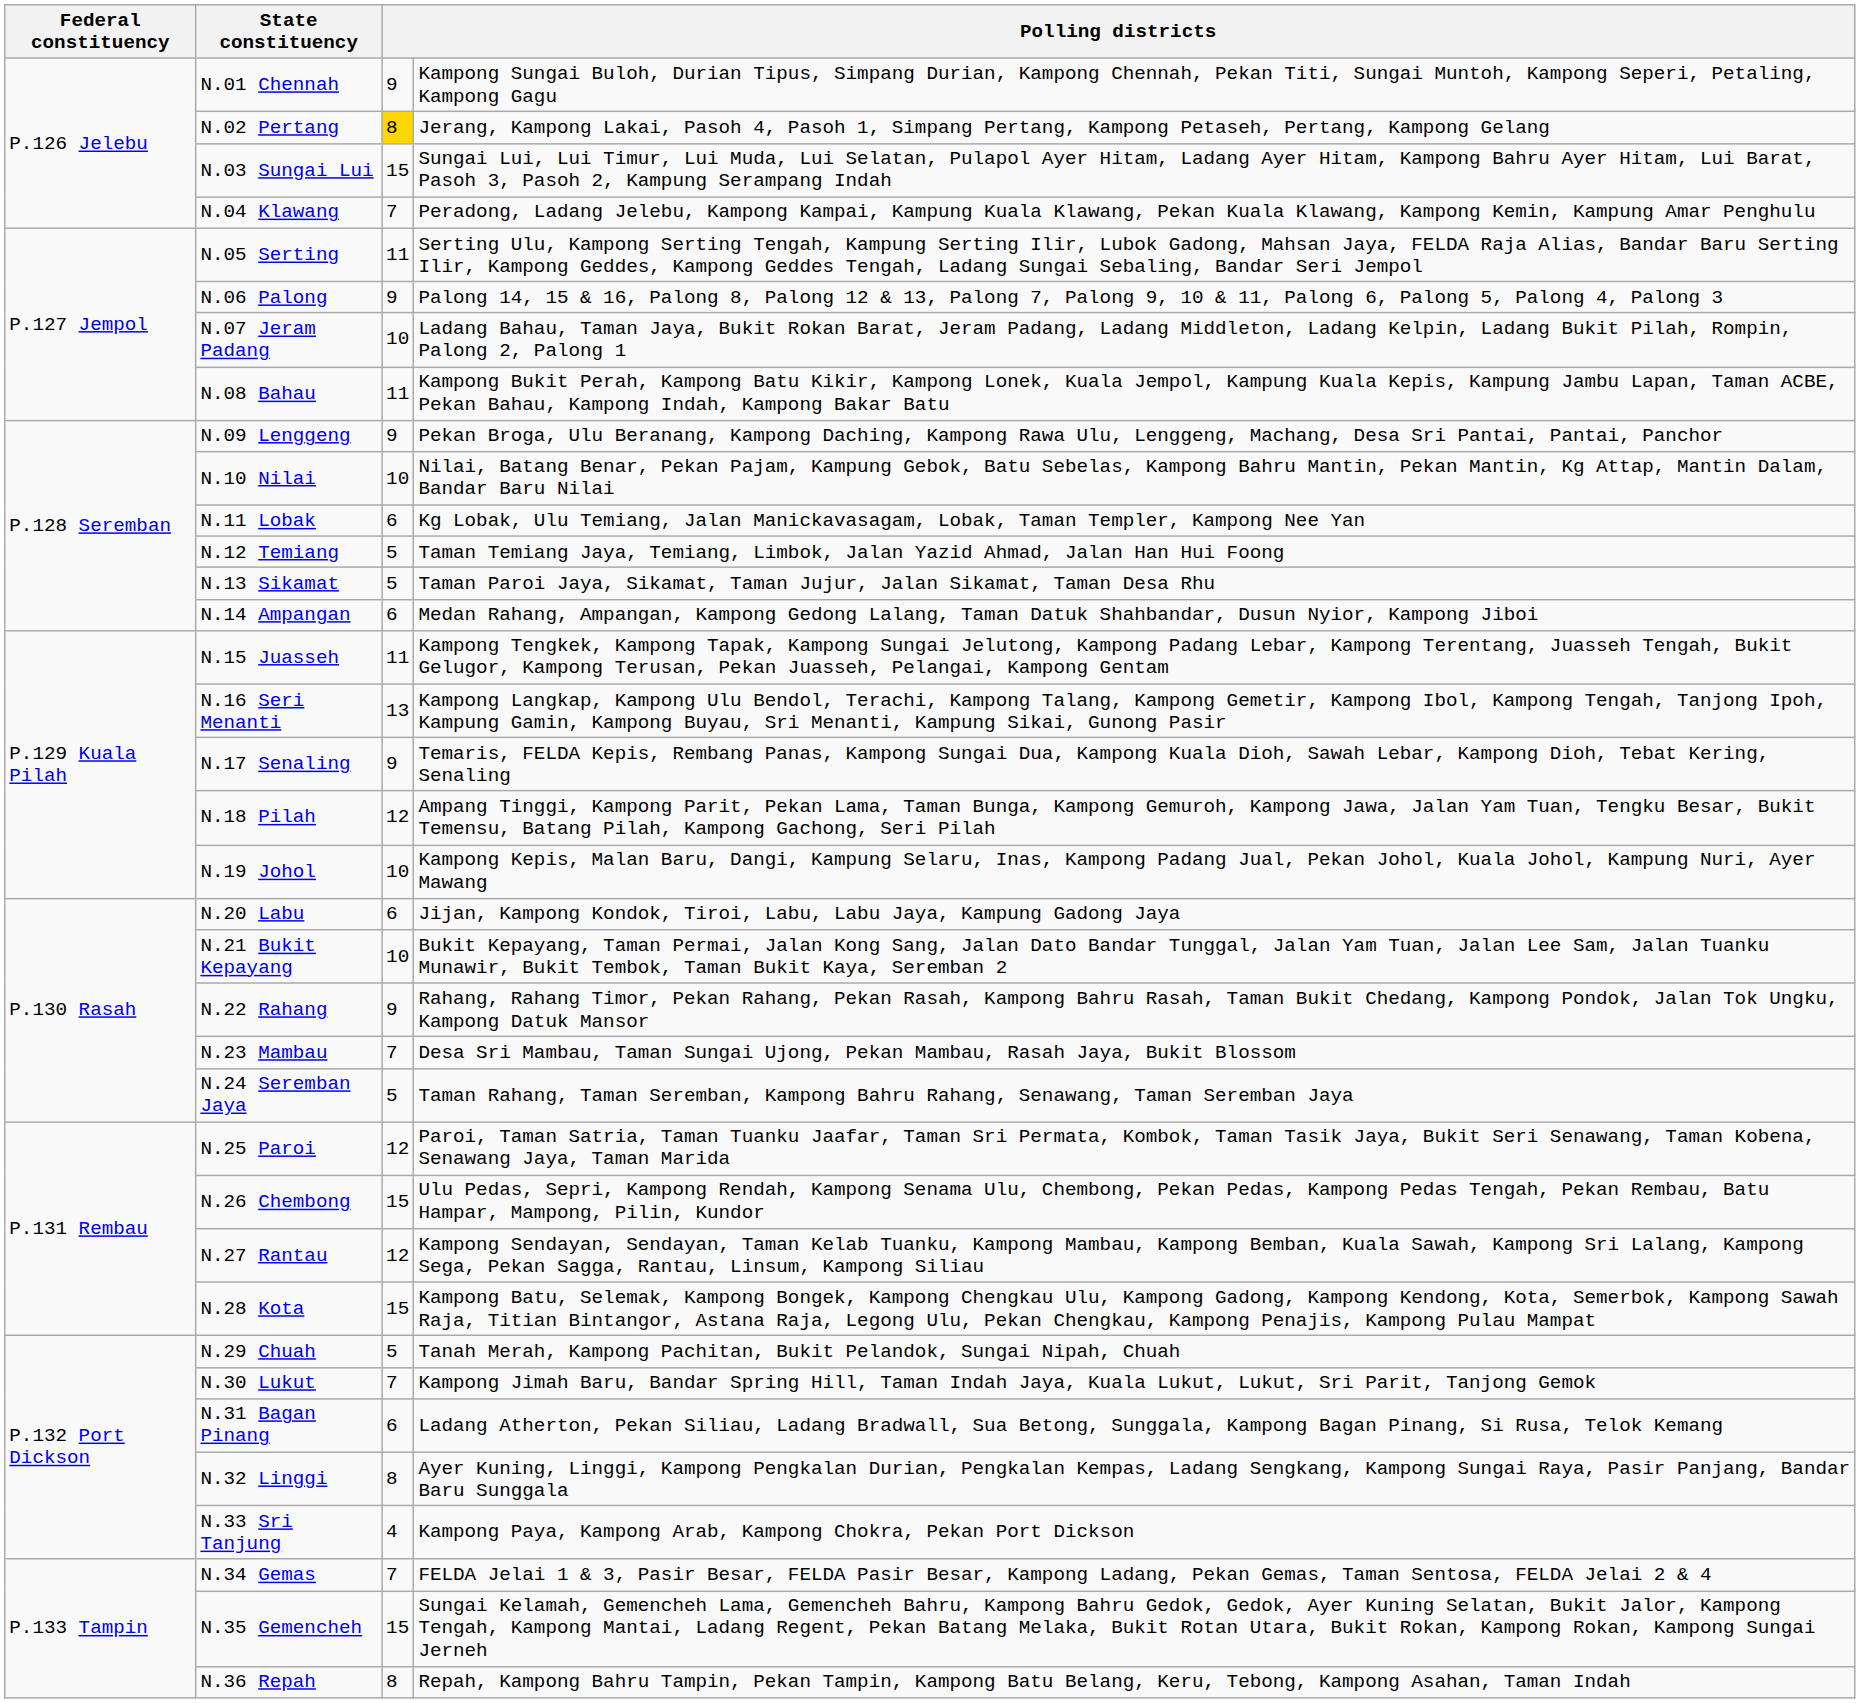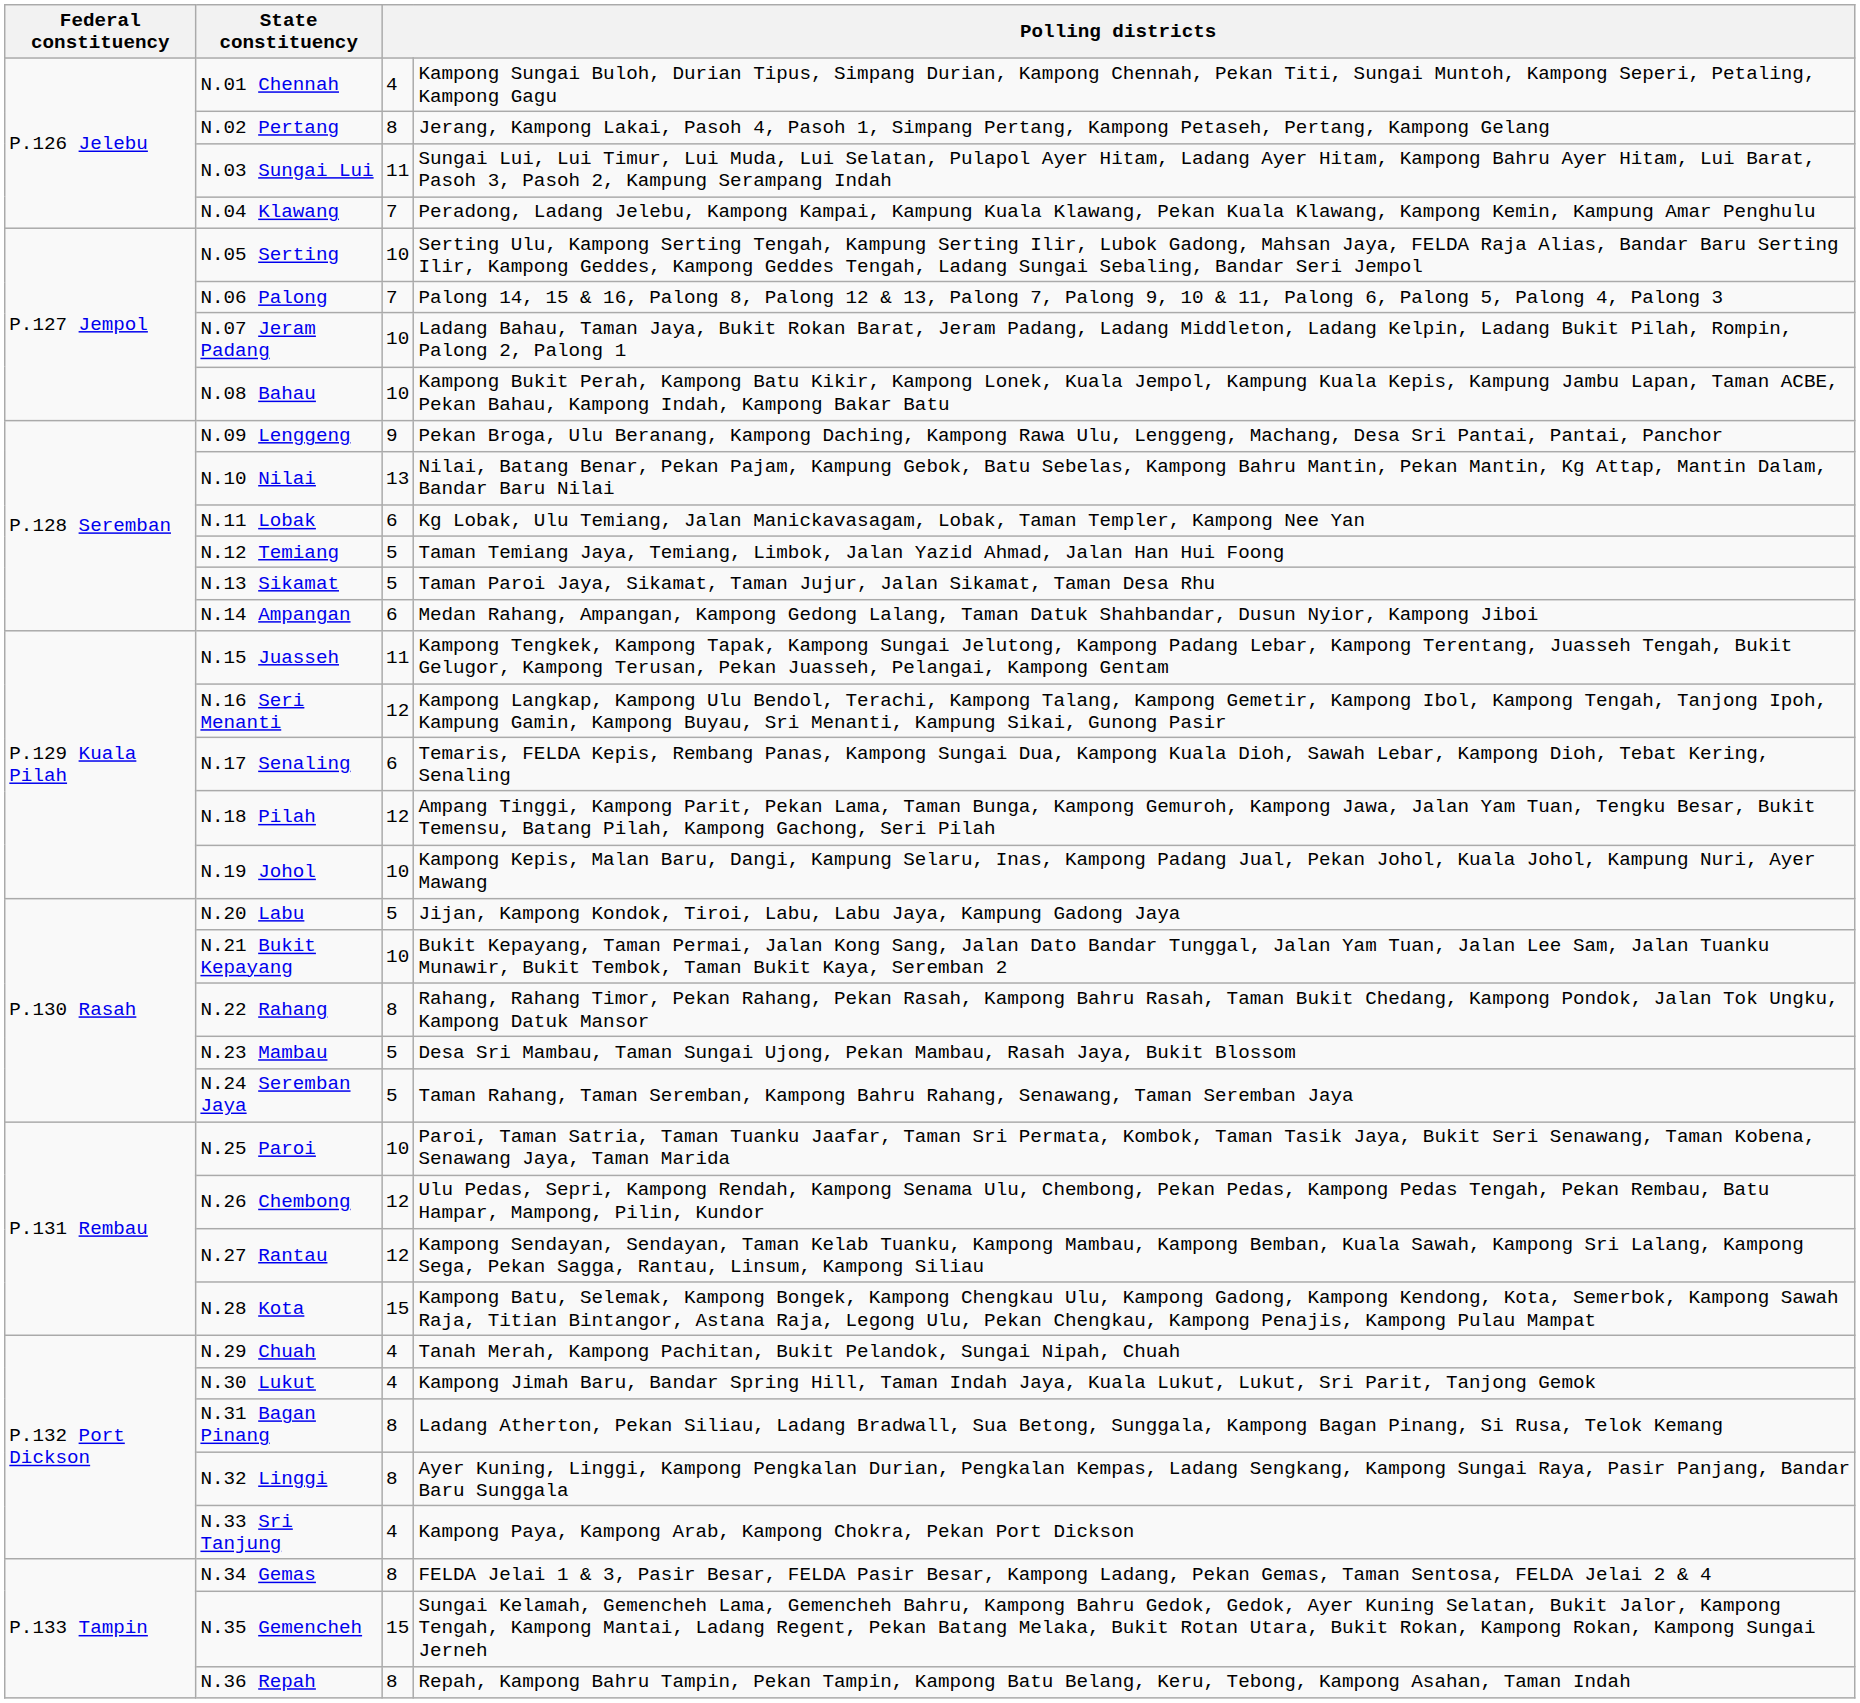(392, 85) 9 -> (392, 85) 4
(392, 128) gold background -> (392, 128) no background
(398, 170) 15 -> (398, 170) 11
(398, 255) 11 -> (398, 255) 10
(392, 297) 9 -> (392, 297) 7
(398, 393) 11 -> (398, 393) 10
(398, 478) 10 -> (398, 478) 13
(398, 711) 13 -> (398, 711) 12
(392, 764) 9 -> (392, 764) 6
(392, 914) 6 -> (392, 914) 5
(392, 1010) 9 -> (392, 1010) 8
(392, 1052) 7 -> (392, 1052) 5
(398, 1148) 12 -> (398, 1148) 10
(398, 1202) 15 -> (398, 1202) 12
(392, 1352) 5 -> (392, 1352) 4
(392, 1383) 7 -> (392, 1383) 4
(392, 1425) 6 -> (392, 1425) 8
(392, 1575) 7 -> (392, 1575) 8
